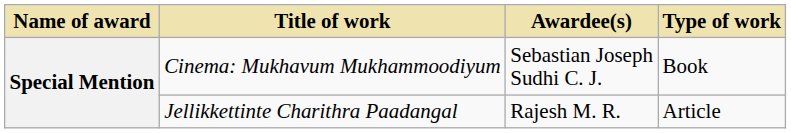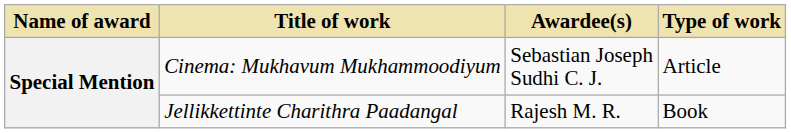(685, 66) Book -> (692, 66) Article
(692, 111) Article -> (685, 111) Book
